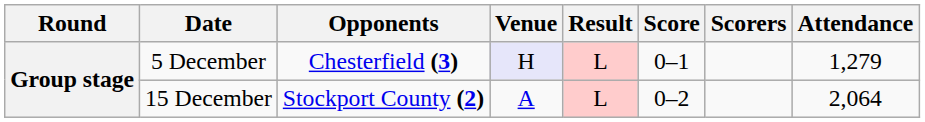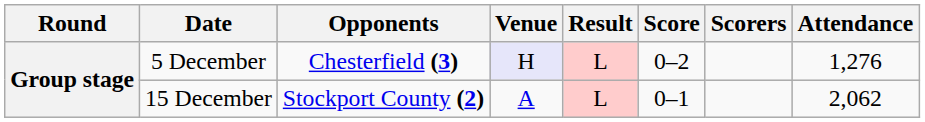(672, 60) 0–1 -> (672, 60) 0–2
(855, 60) 1,279 -> (855, 60) 1,276
(672, 98) 0–2 -> (672, 98) 0–1
(855, 98) 2,064 -> (855, 98) 2,062
